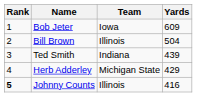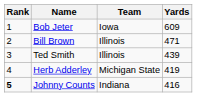(172, 41) 504 -> (172, 41) 471
(114, 56) Indiana -> (112, 56) Illinois
(172, 70) 429 -> (172, 70) 419
(112, 85) Illinois -> (114, 85) Indiana
